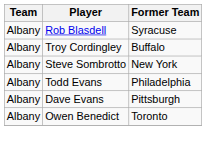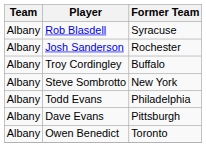+ row: (84, 47)
